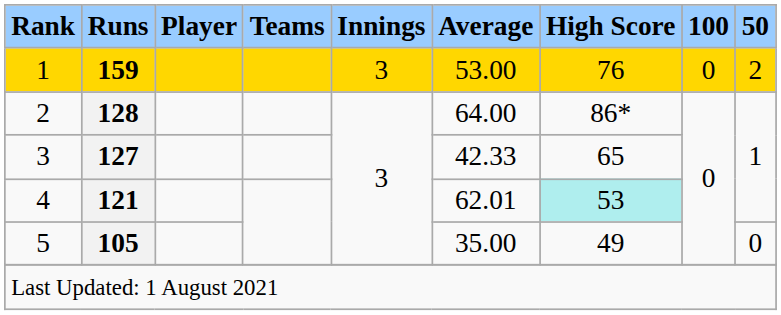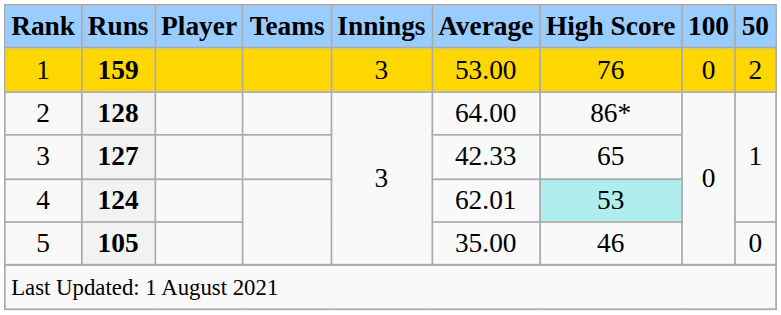(118, 199) 121 -> (118, 199) 124
(611, 243) 49 -> (611, 243) 46
